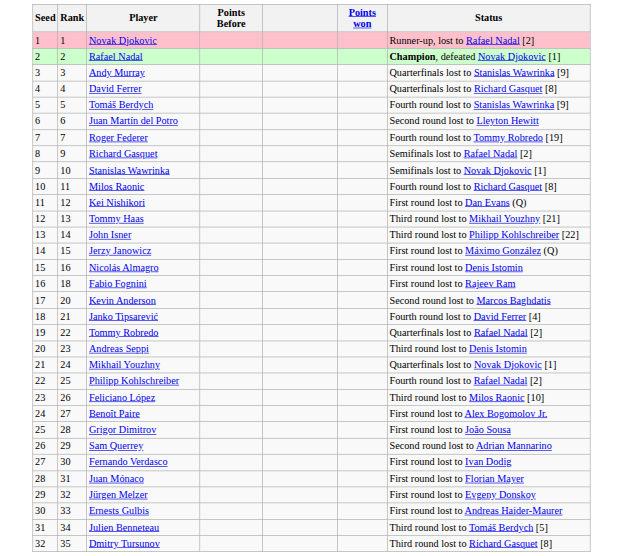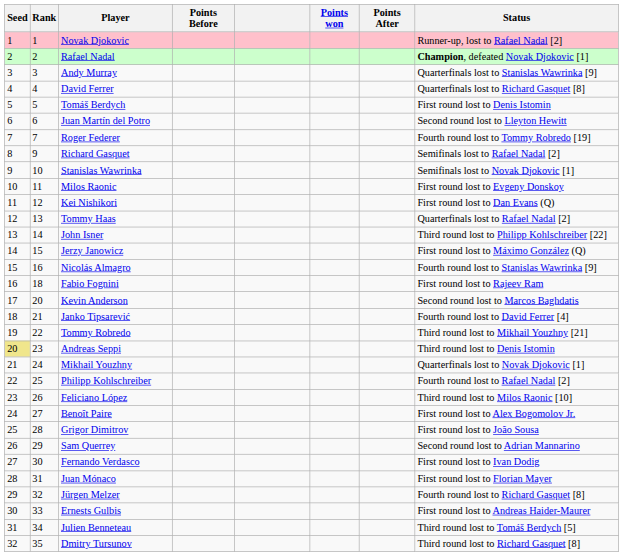+ column: (387, 18)
(479, 105) Fourth round lost to Stanislas Wawrinka [9] -> (484, 105) First round lost to Denis Istomin
(473, 186) Fourth round lost to Richard Gasquet [8] -> (491, 186) First round lost to Evgeny Donskoy
(475, 219) Third round lost to Mikhail Youzhny [21] -> (494, 219) Quarterfinals lost to Rafael Nadal [2]
(456, 267) First round lost to Denis Istomin -> (507, 267) Fourth round lost to Stanislas Wawrinka [9]
(466, 332) Quarterfinals lost to Rafael Nadal [2] -> (503, 332) Third round lost to Mikhail Youzhny [21]
(40, 348) no background -> (12, 348) khaki background
(463, 495) First round lost to Evgeny Donskoy -> (501, 495) Fourth round lost to Richard Gasquet [8]
